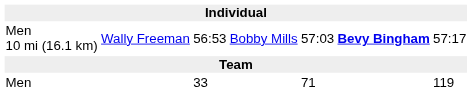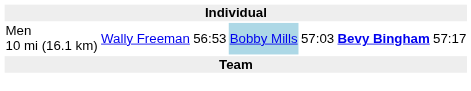(264, 38) no background -> (264, 38) lightblue background
- row: (18, 82)
